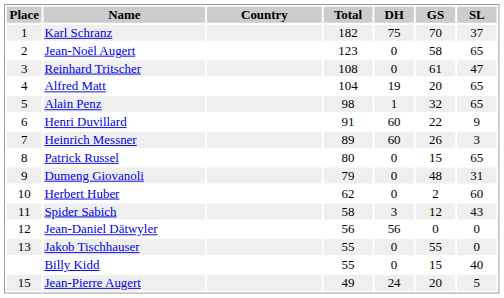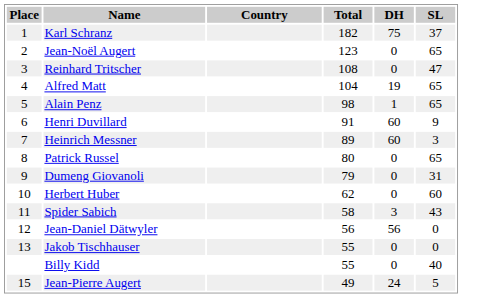- column: (435, 15)
